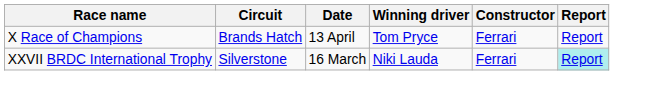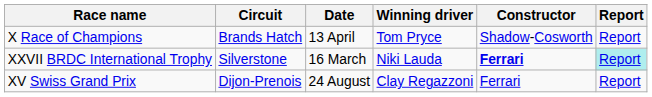(496, 37) Ferrari -> (536, 37) Shadow-Cosworth
(496, 59) normal -> (502, 59) bold
+ row: (72, 81)
